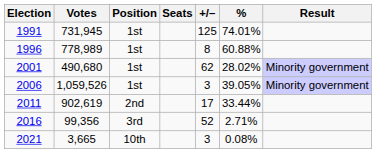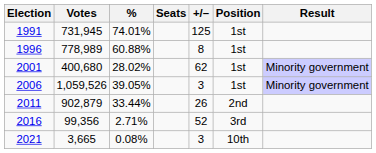columns swapped: (241, 13) <-> (135, 13)
(82, 67) 490,680 -> (82, 67) 400,680
(82, 103) 902,619 -> (82, 103) 902,879
(207, 103) 17 -> (201, 103) 26
